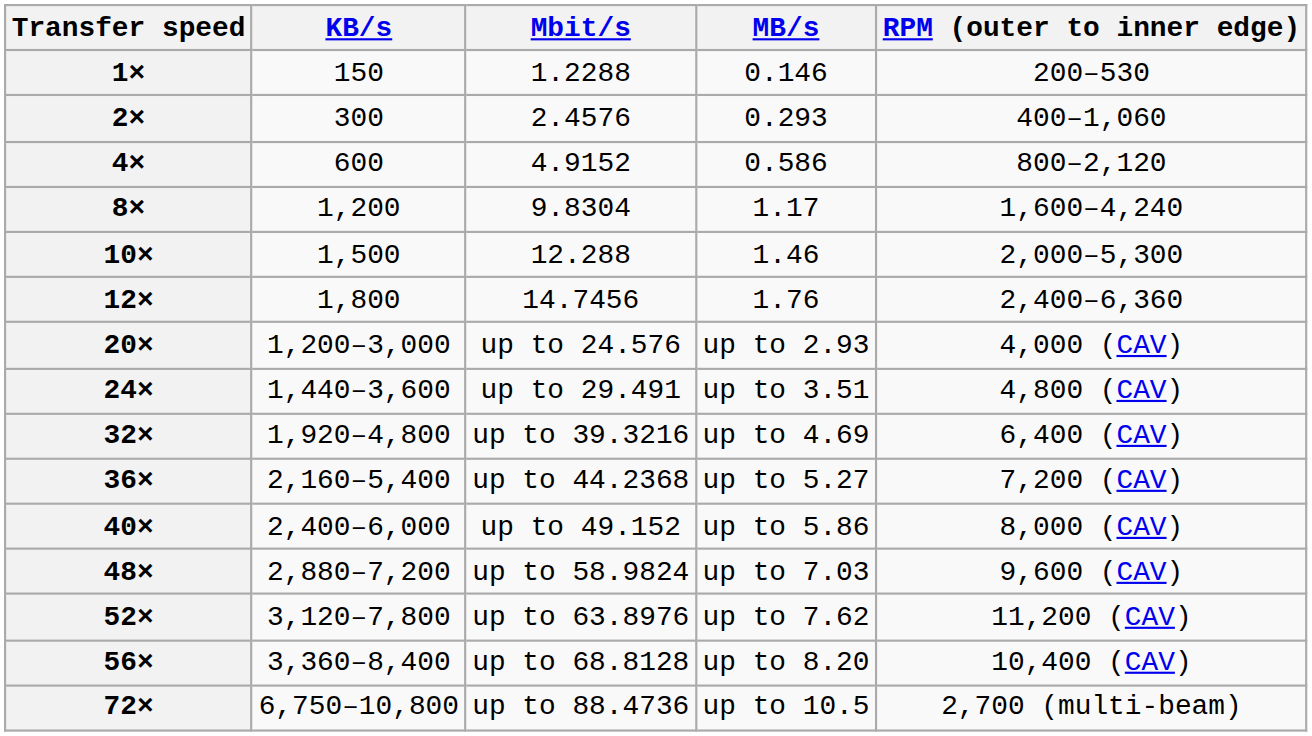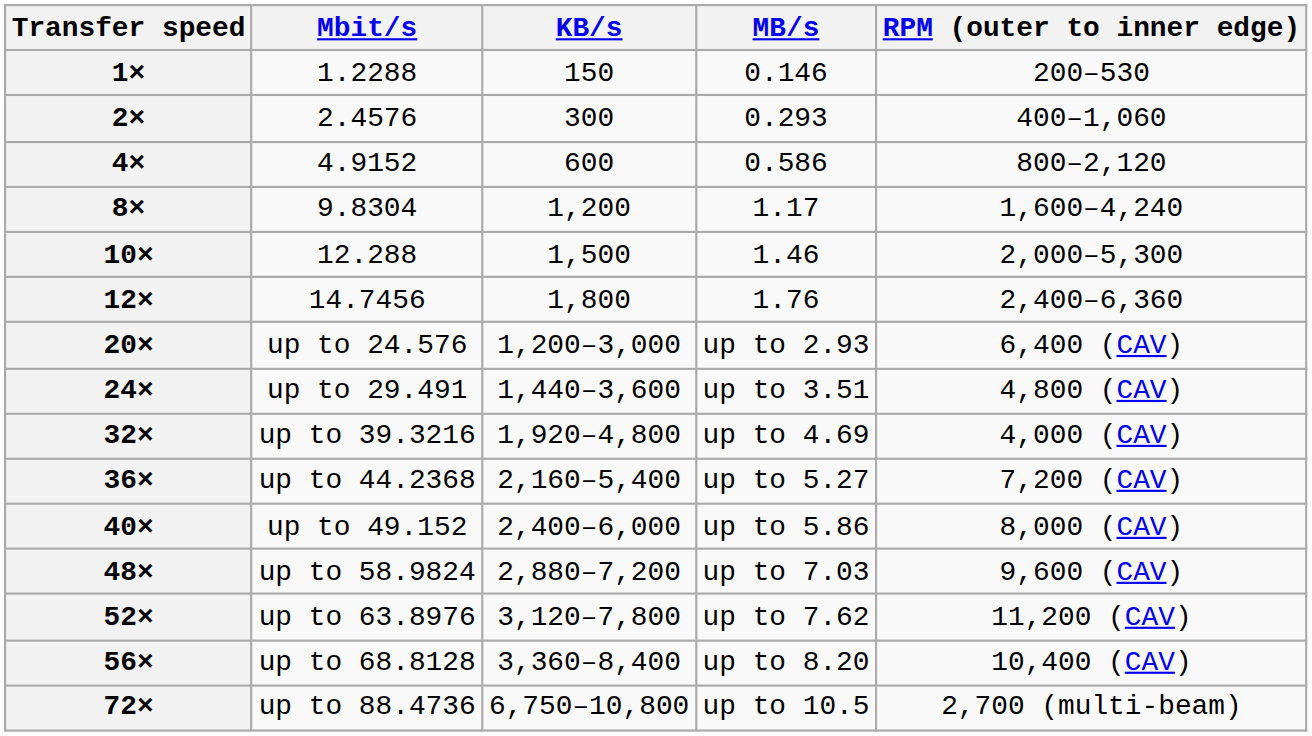columns swapped: (359, 28) <-> (581, 28)
(1091, 345) 4,000 (CAV) -> (1091, 345) 6,400 (CAV)
(1091, 436) 6,400 (CAV) -> (1091, 436) 4,000 (CAV)
